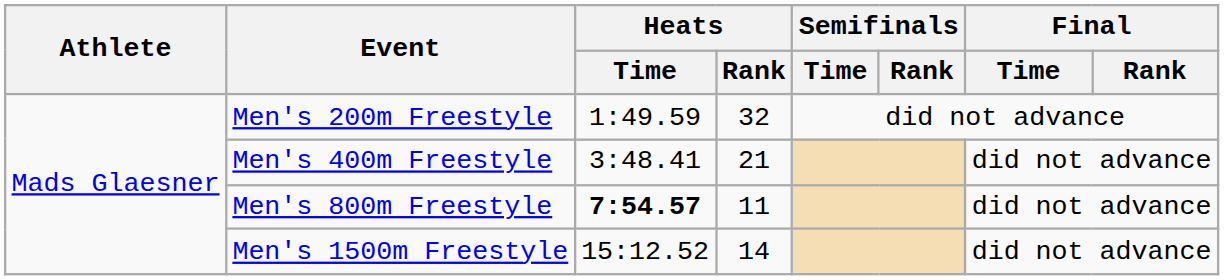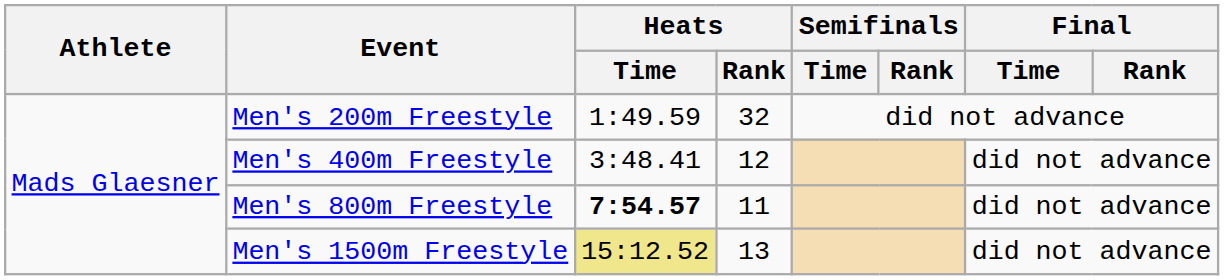(754, 162) 21 -> (754, 162) 12
(645, 251) no background -> (645, 251) khaki background
(754, 251) 14 -> (754, 251) 13
